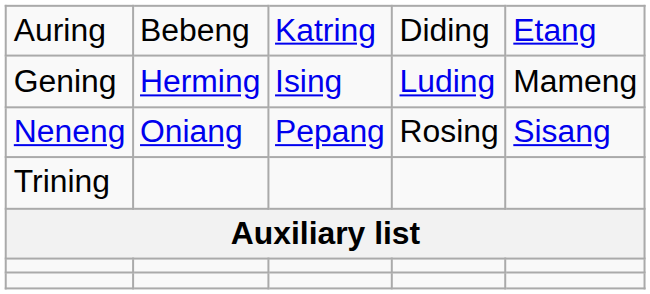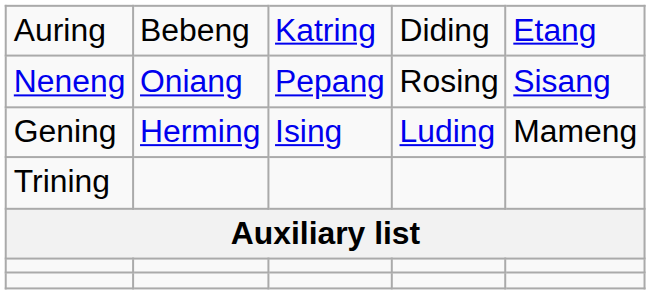rows swapped: (65, 81) <-> (70, 131)
